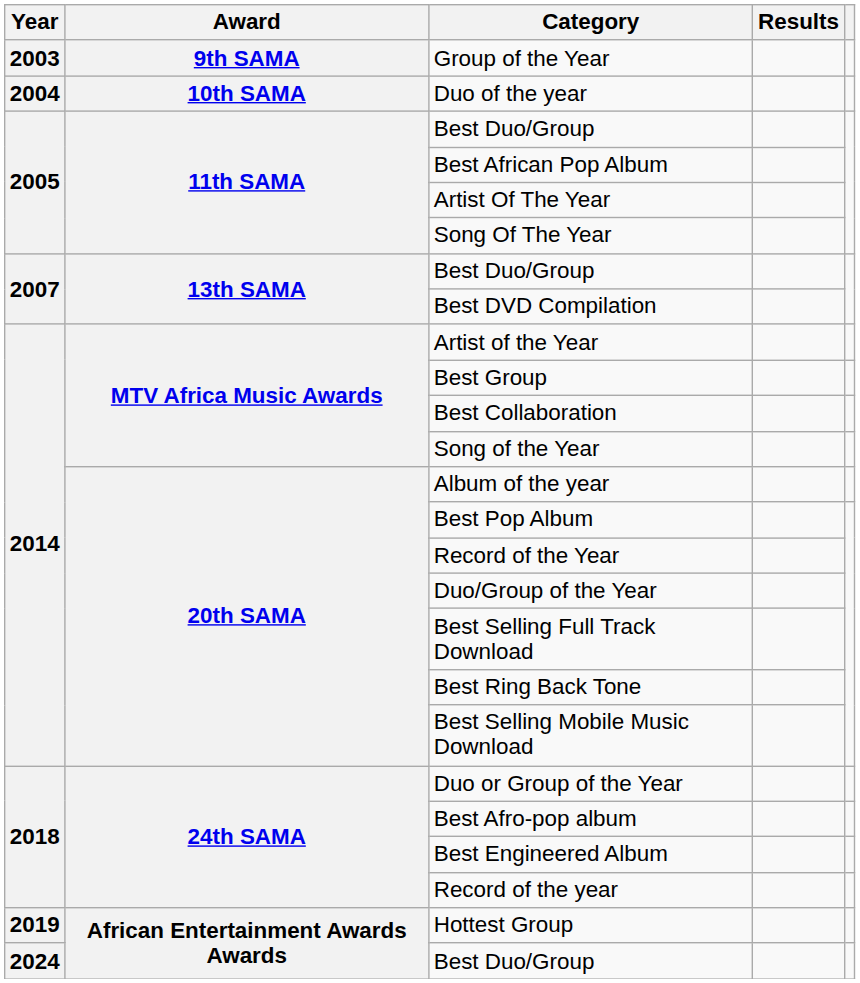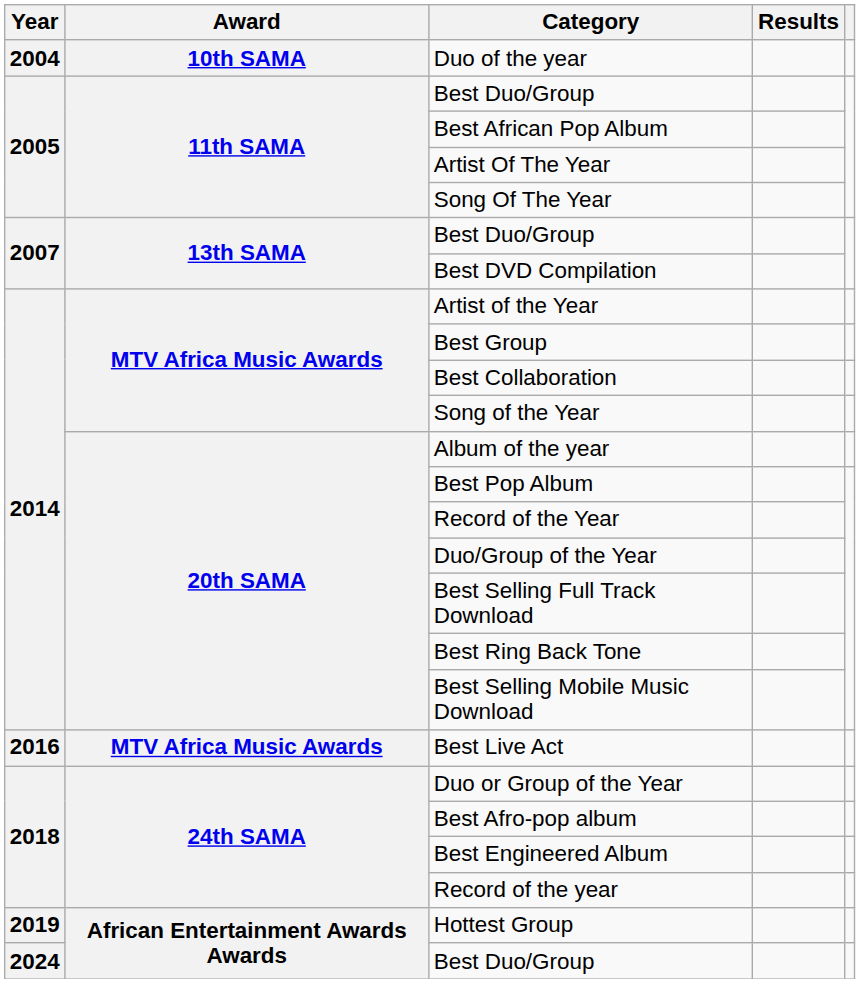- row: (35, 57)
+ row: (35, 747)
